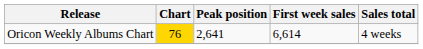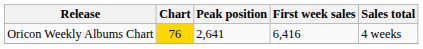(287, 33) 6,614 -> (287, 33) 6,416
